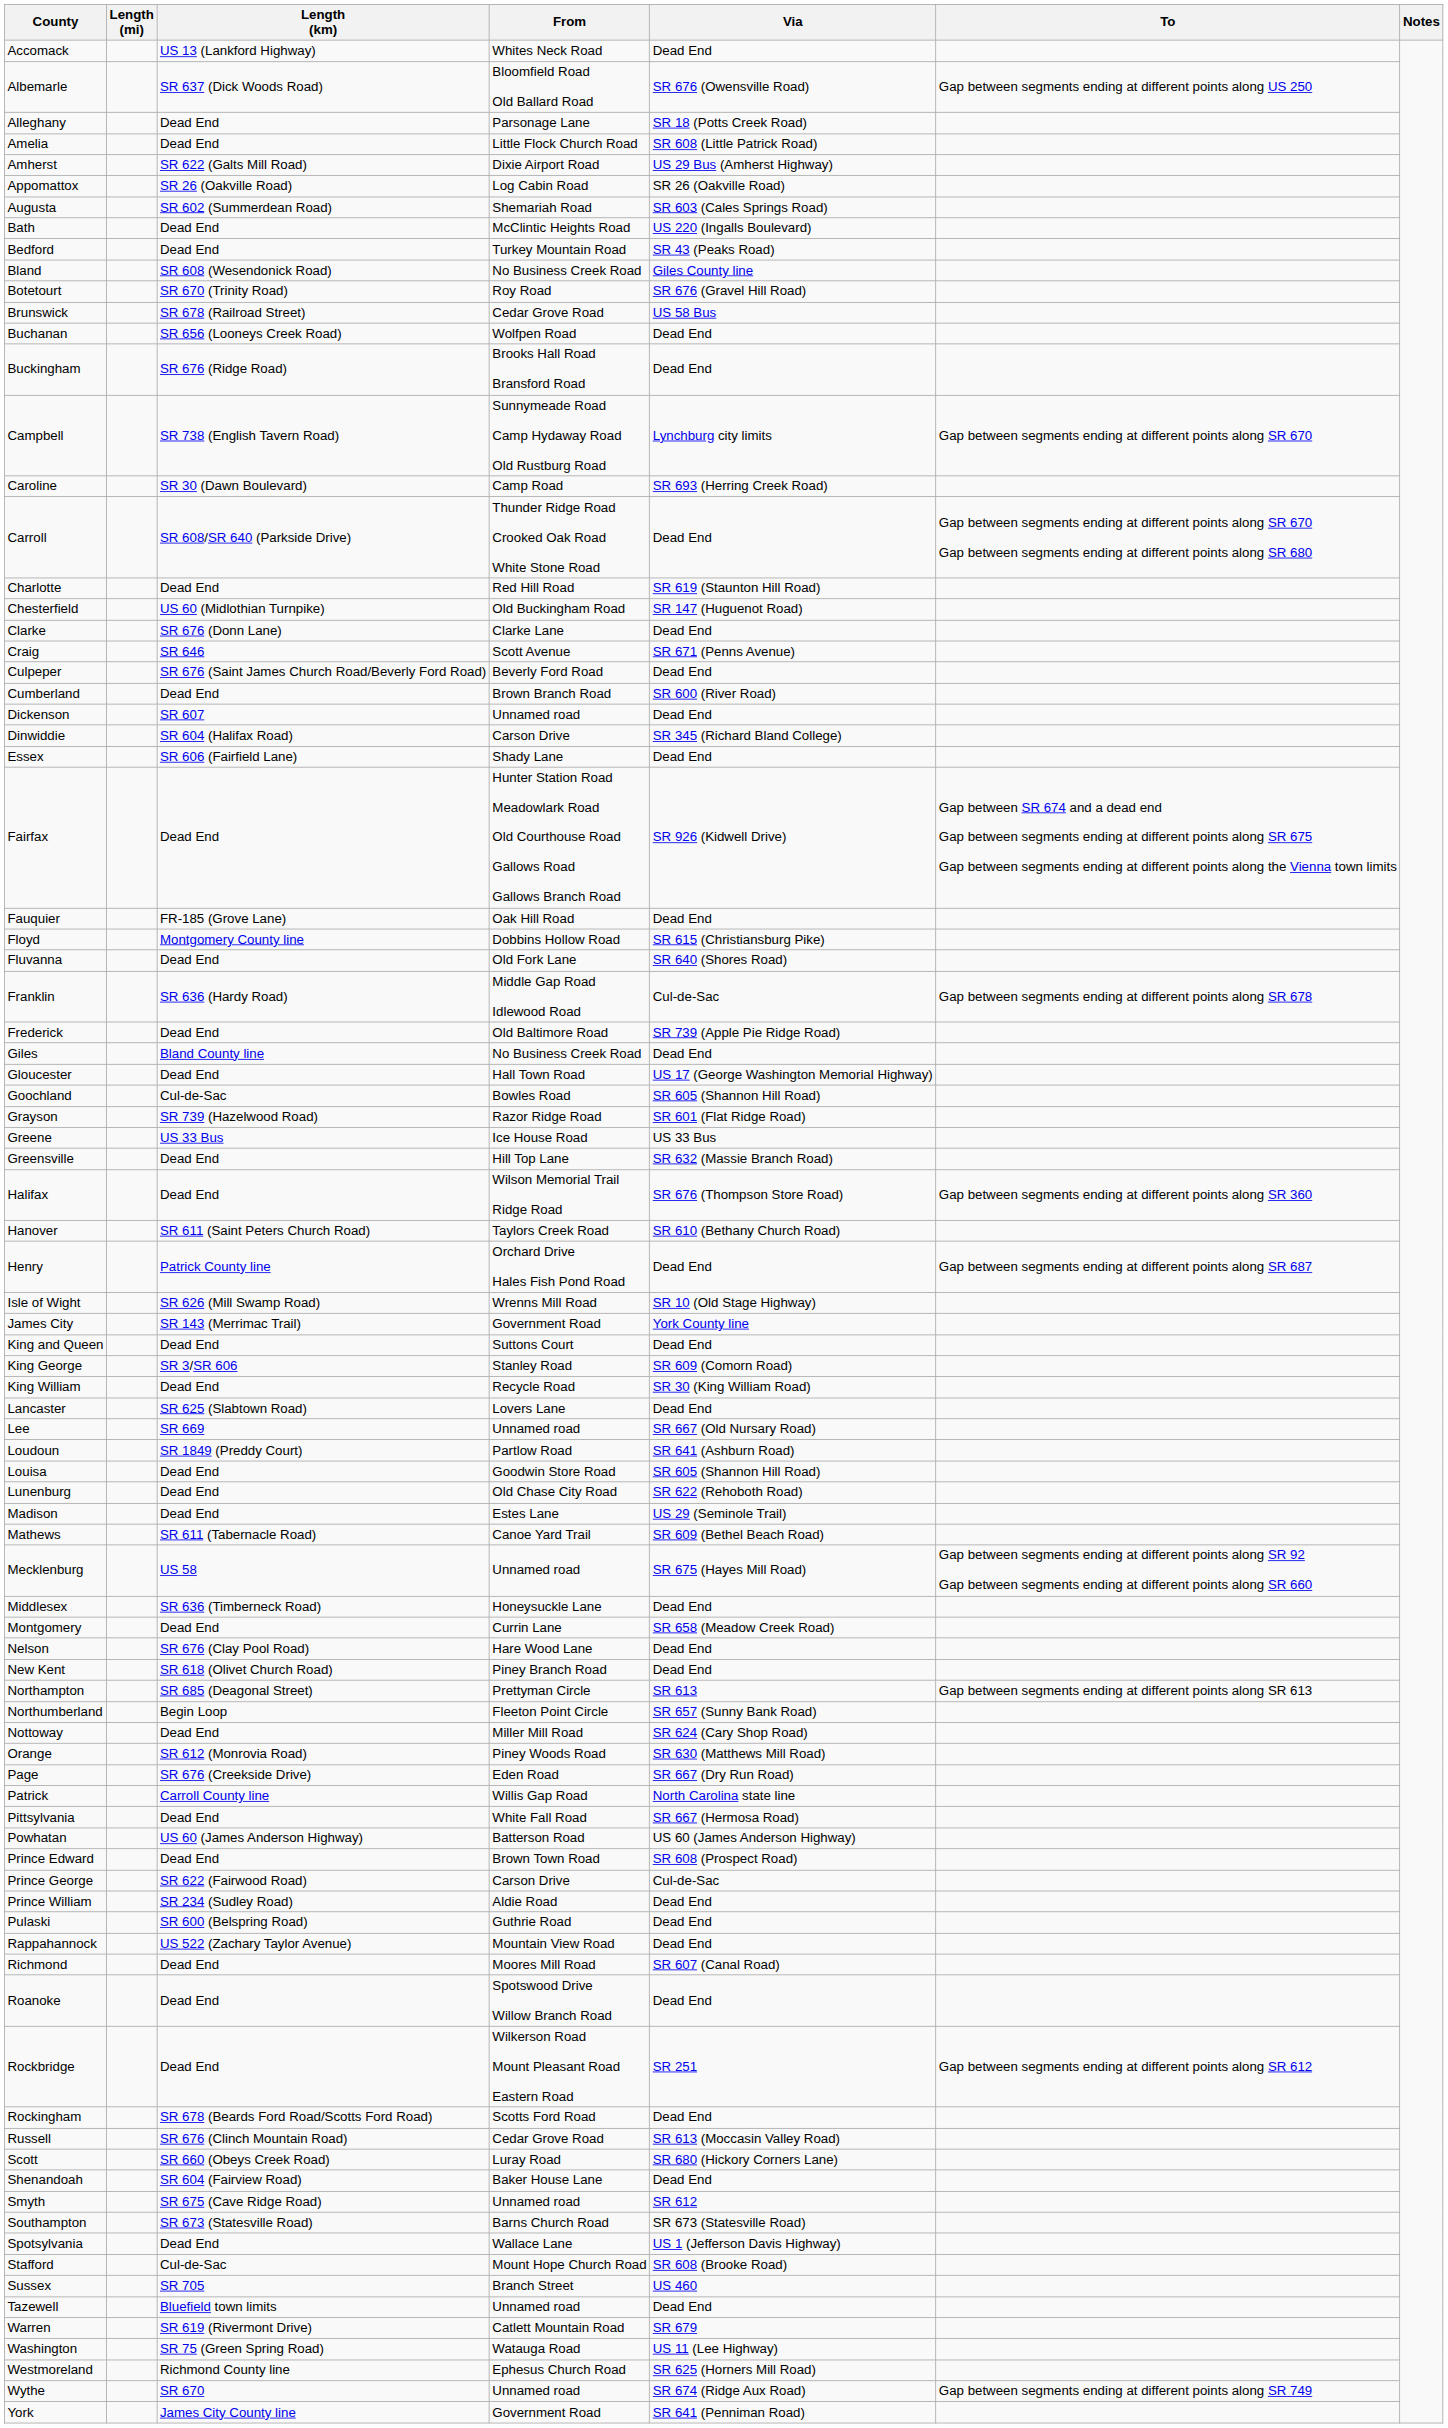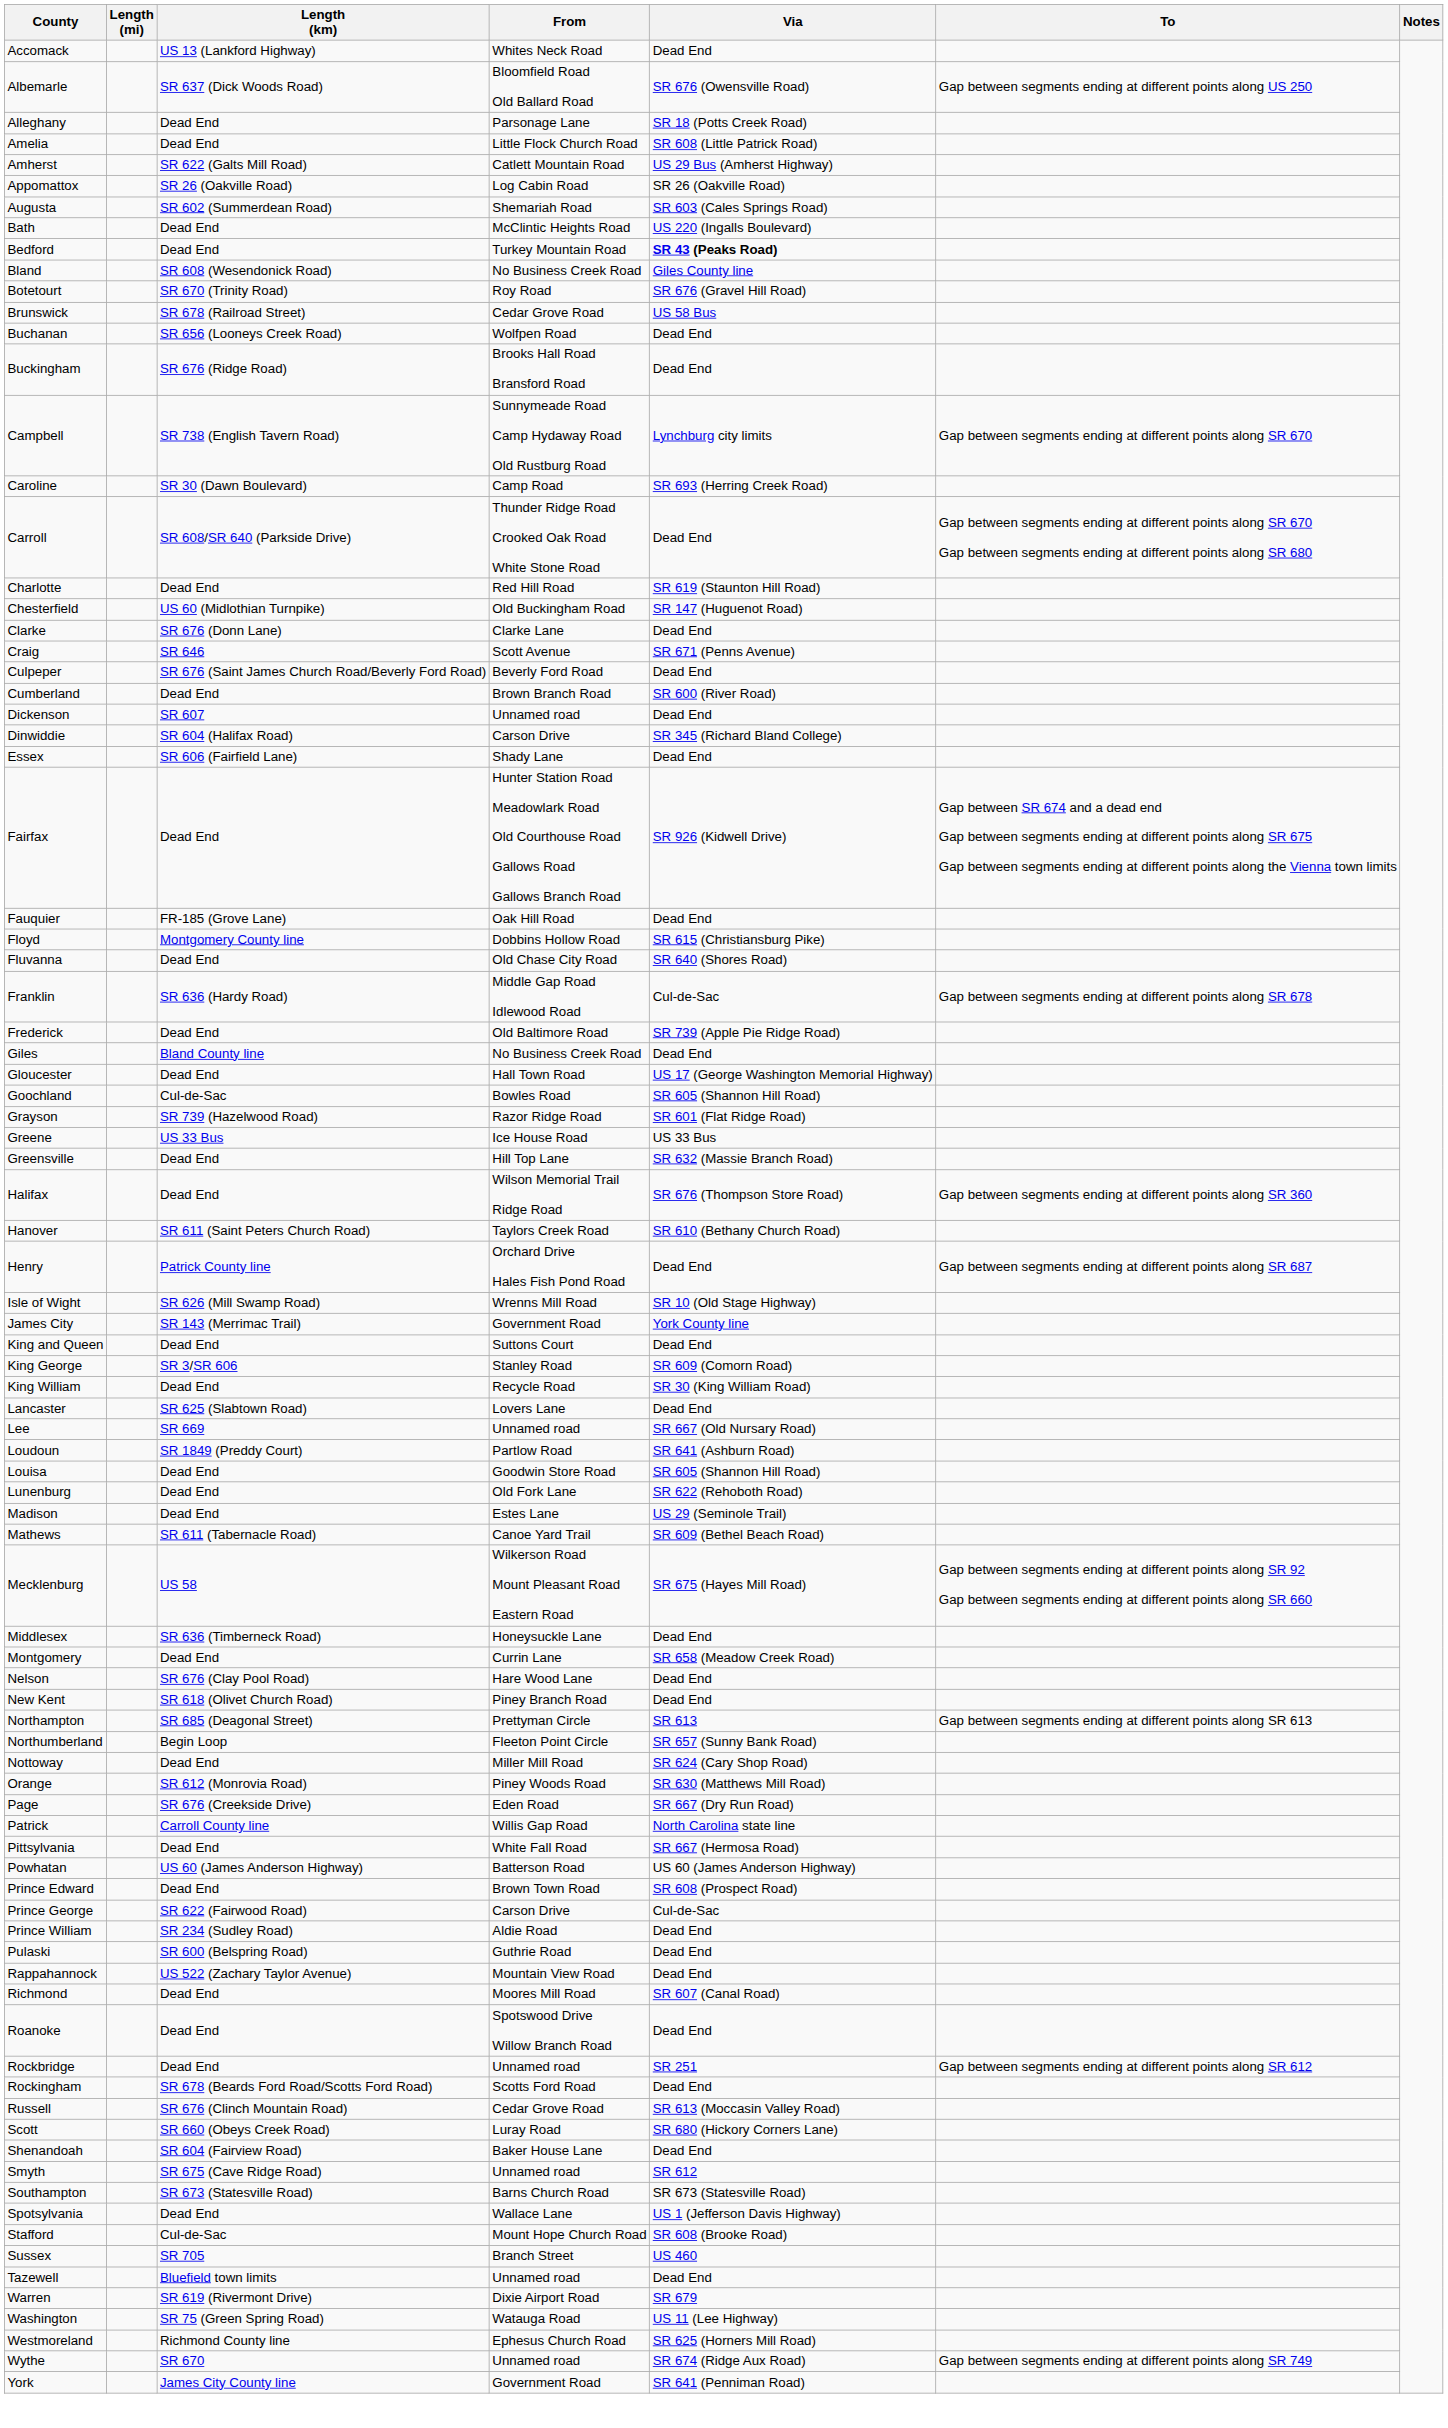(546, 165) Dixie Airport Road -> (558, 165) Catlett Mountain Road
(714, 249) normal -> (715, 249) bold
(534, 960) Old Fork Lane -> (555, 960) Old Chase City Road
(555, 1492) Old Chase City Road -> (534, 1492) Old Fork Lane
(536, 1570) Unnamed road -> (556, 1585) Wilkerson Road Mount Pleasant Road Eastern Road
(556, 2066) Wilkerson Road Mount Pleasant Road Eastern Road -> (536, 2066) Unnamed road
(558, 2328) Catlett Mountain Road -> (546, 2298) Dixie Airport Road
